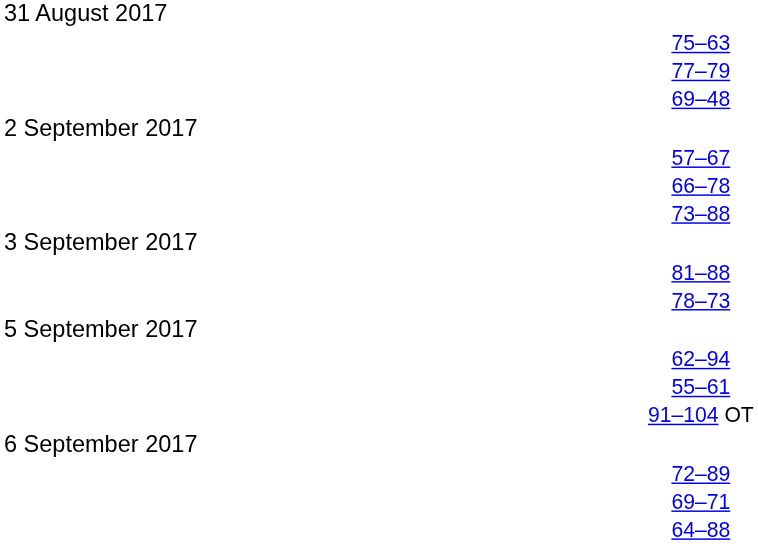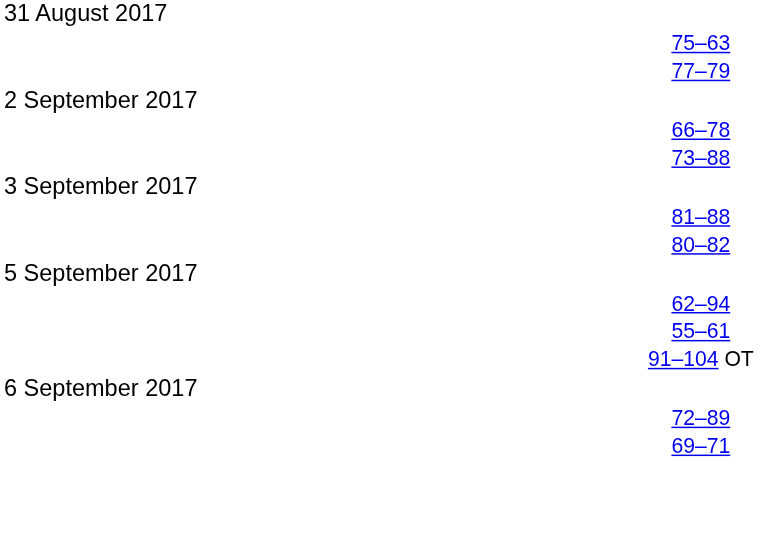- row: (292, 99)
- row: (292, 158)
- row: (292, 300)
+ row: (292, 244)
- row: (292, 530)
